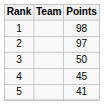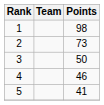(82, 44) 97 -> (82, 44) 73
(82, 76) 45 -> (82, 76) 46
